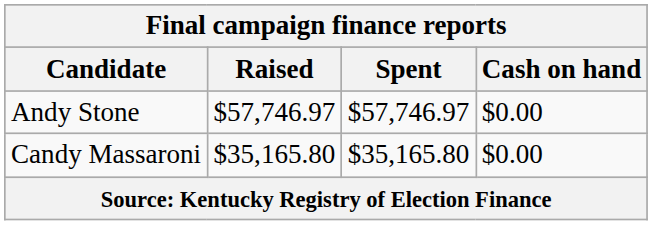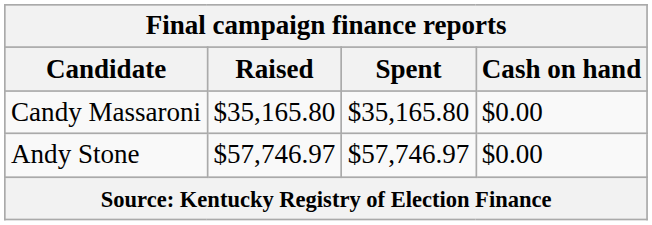rows swapped: (106, 154) <-> (75, 111)
